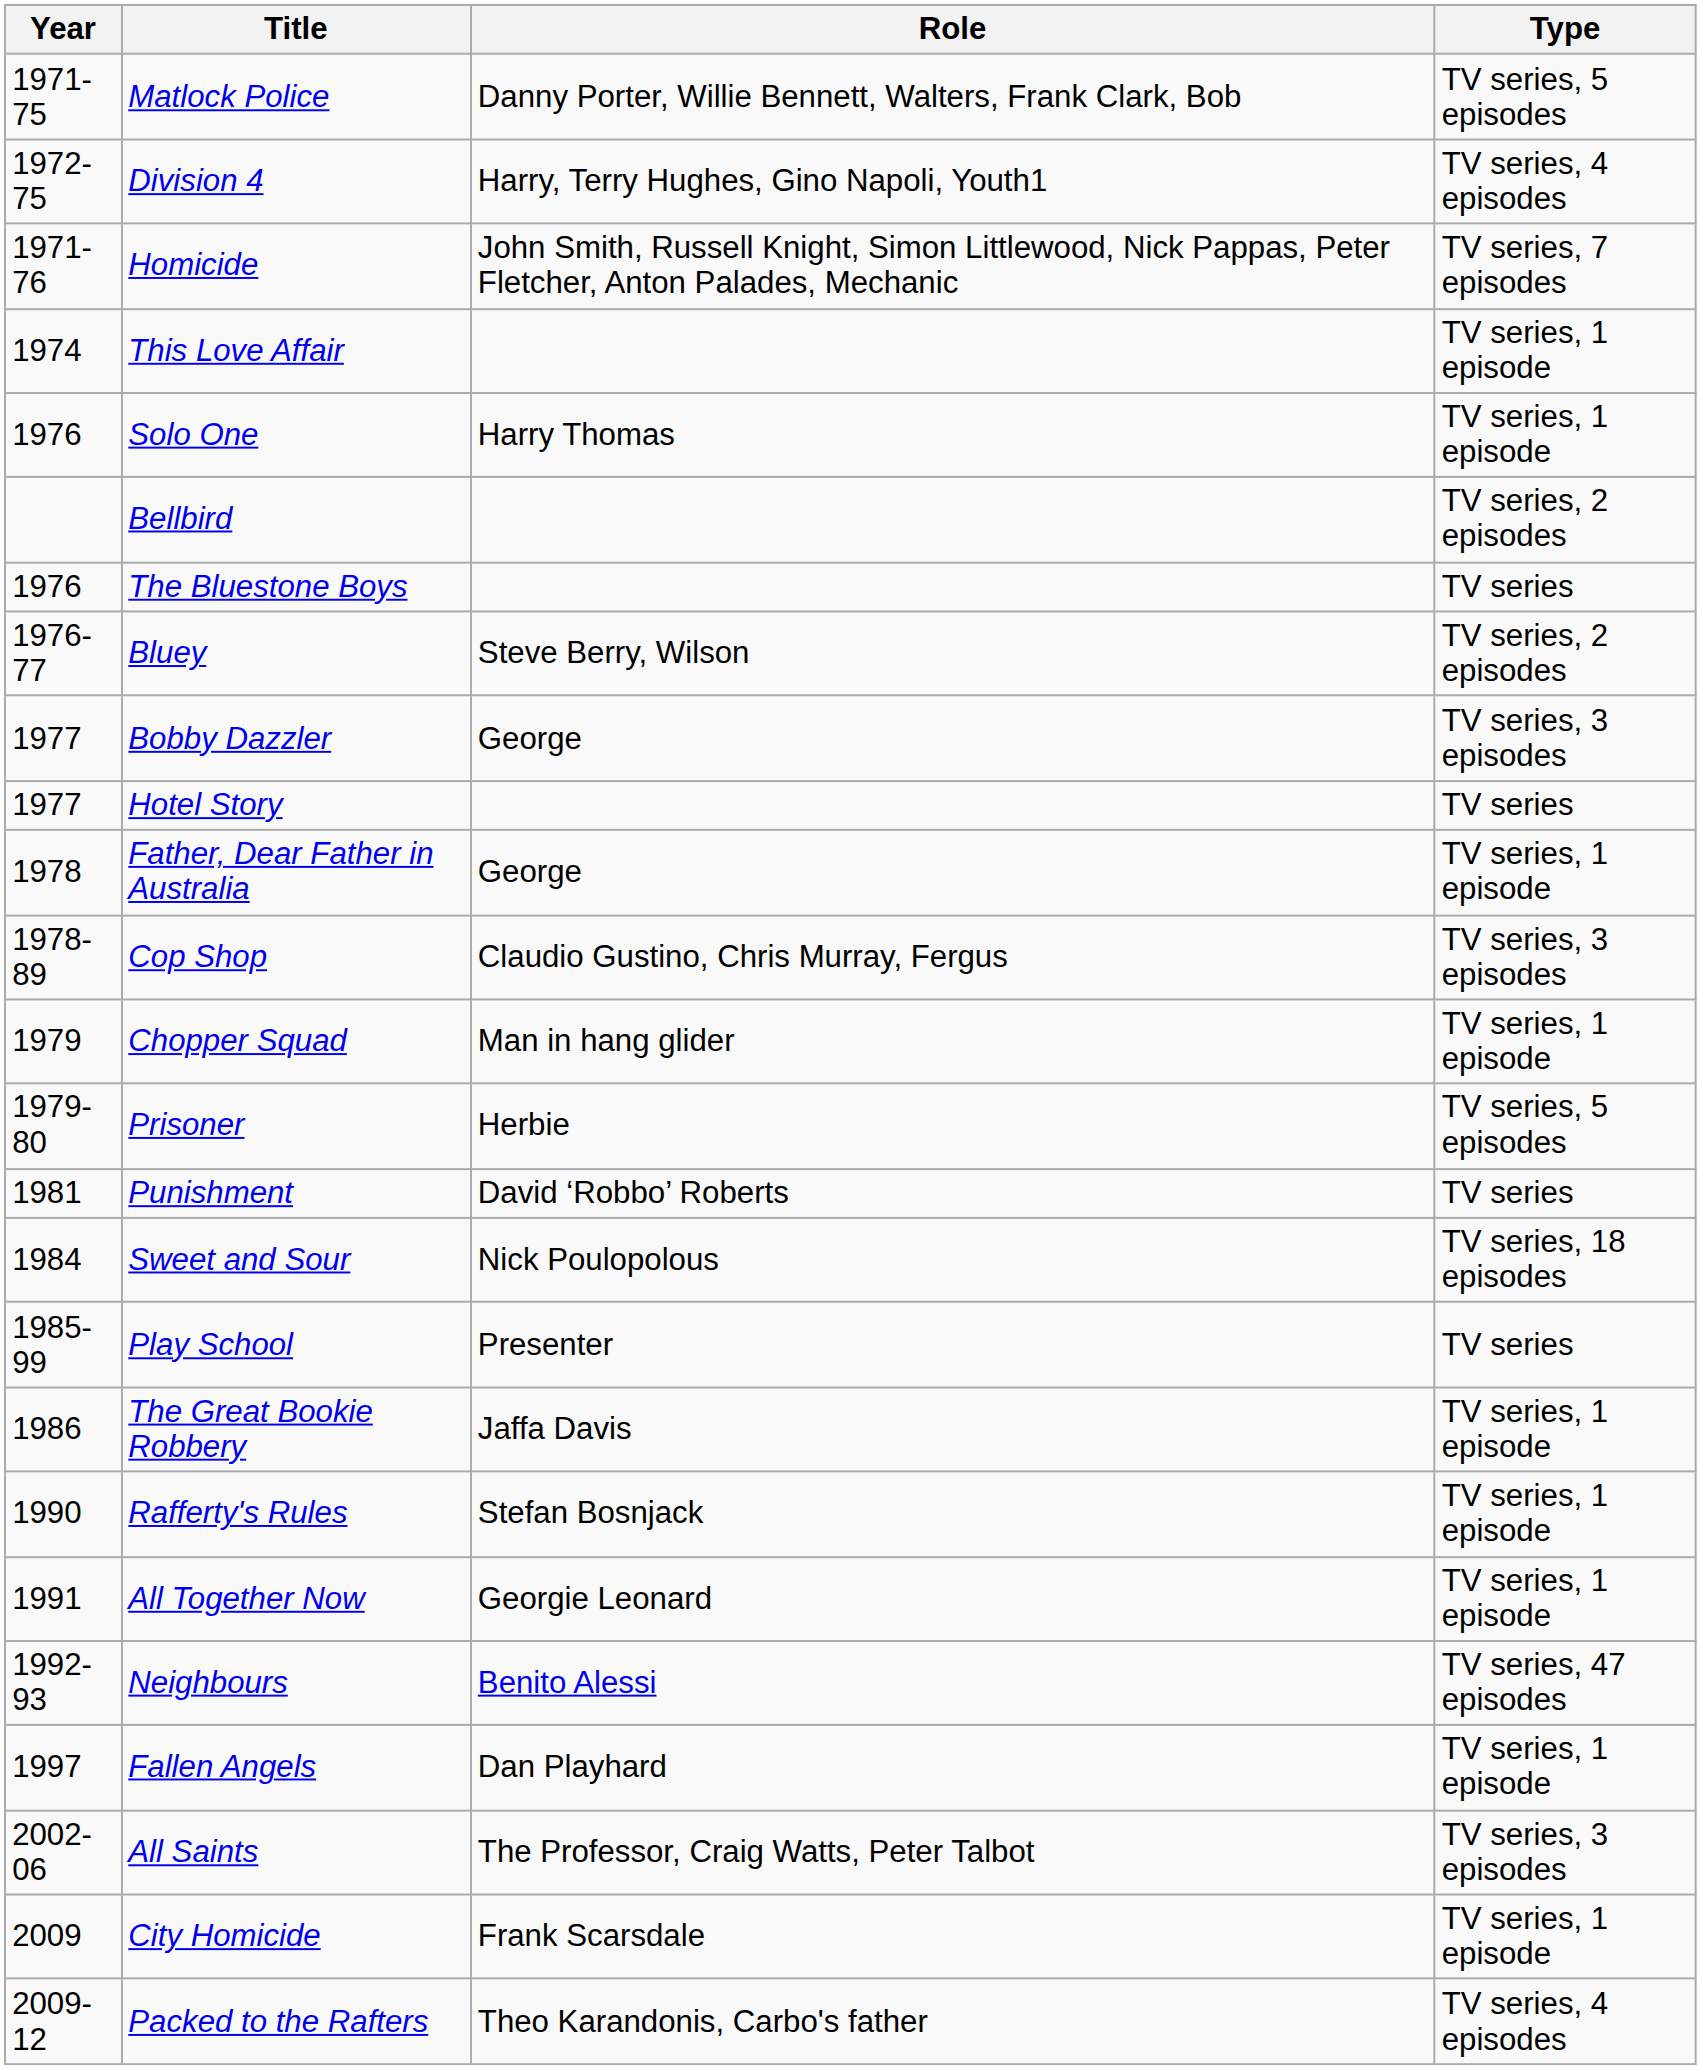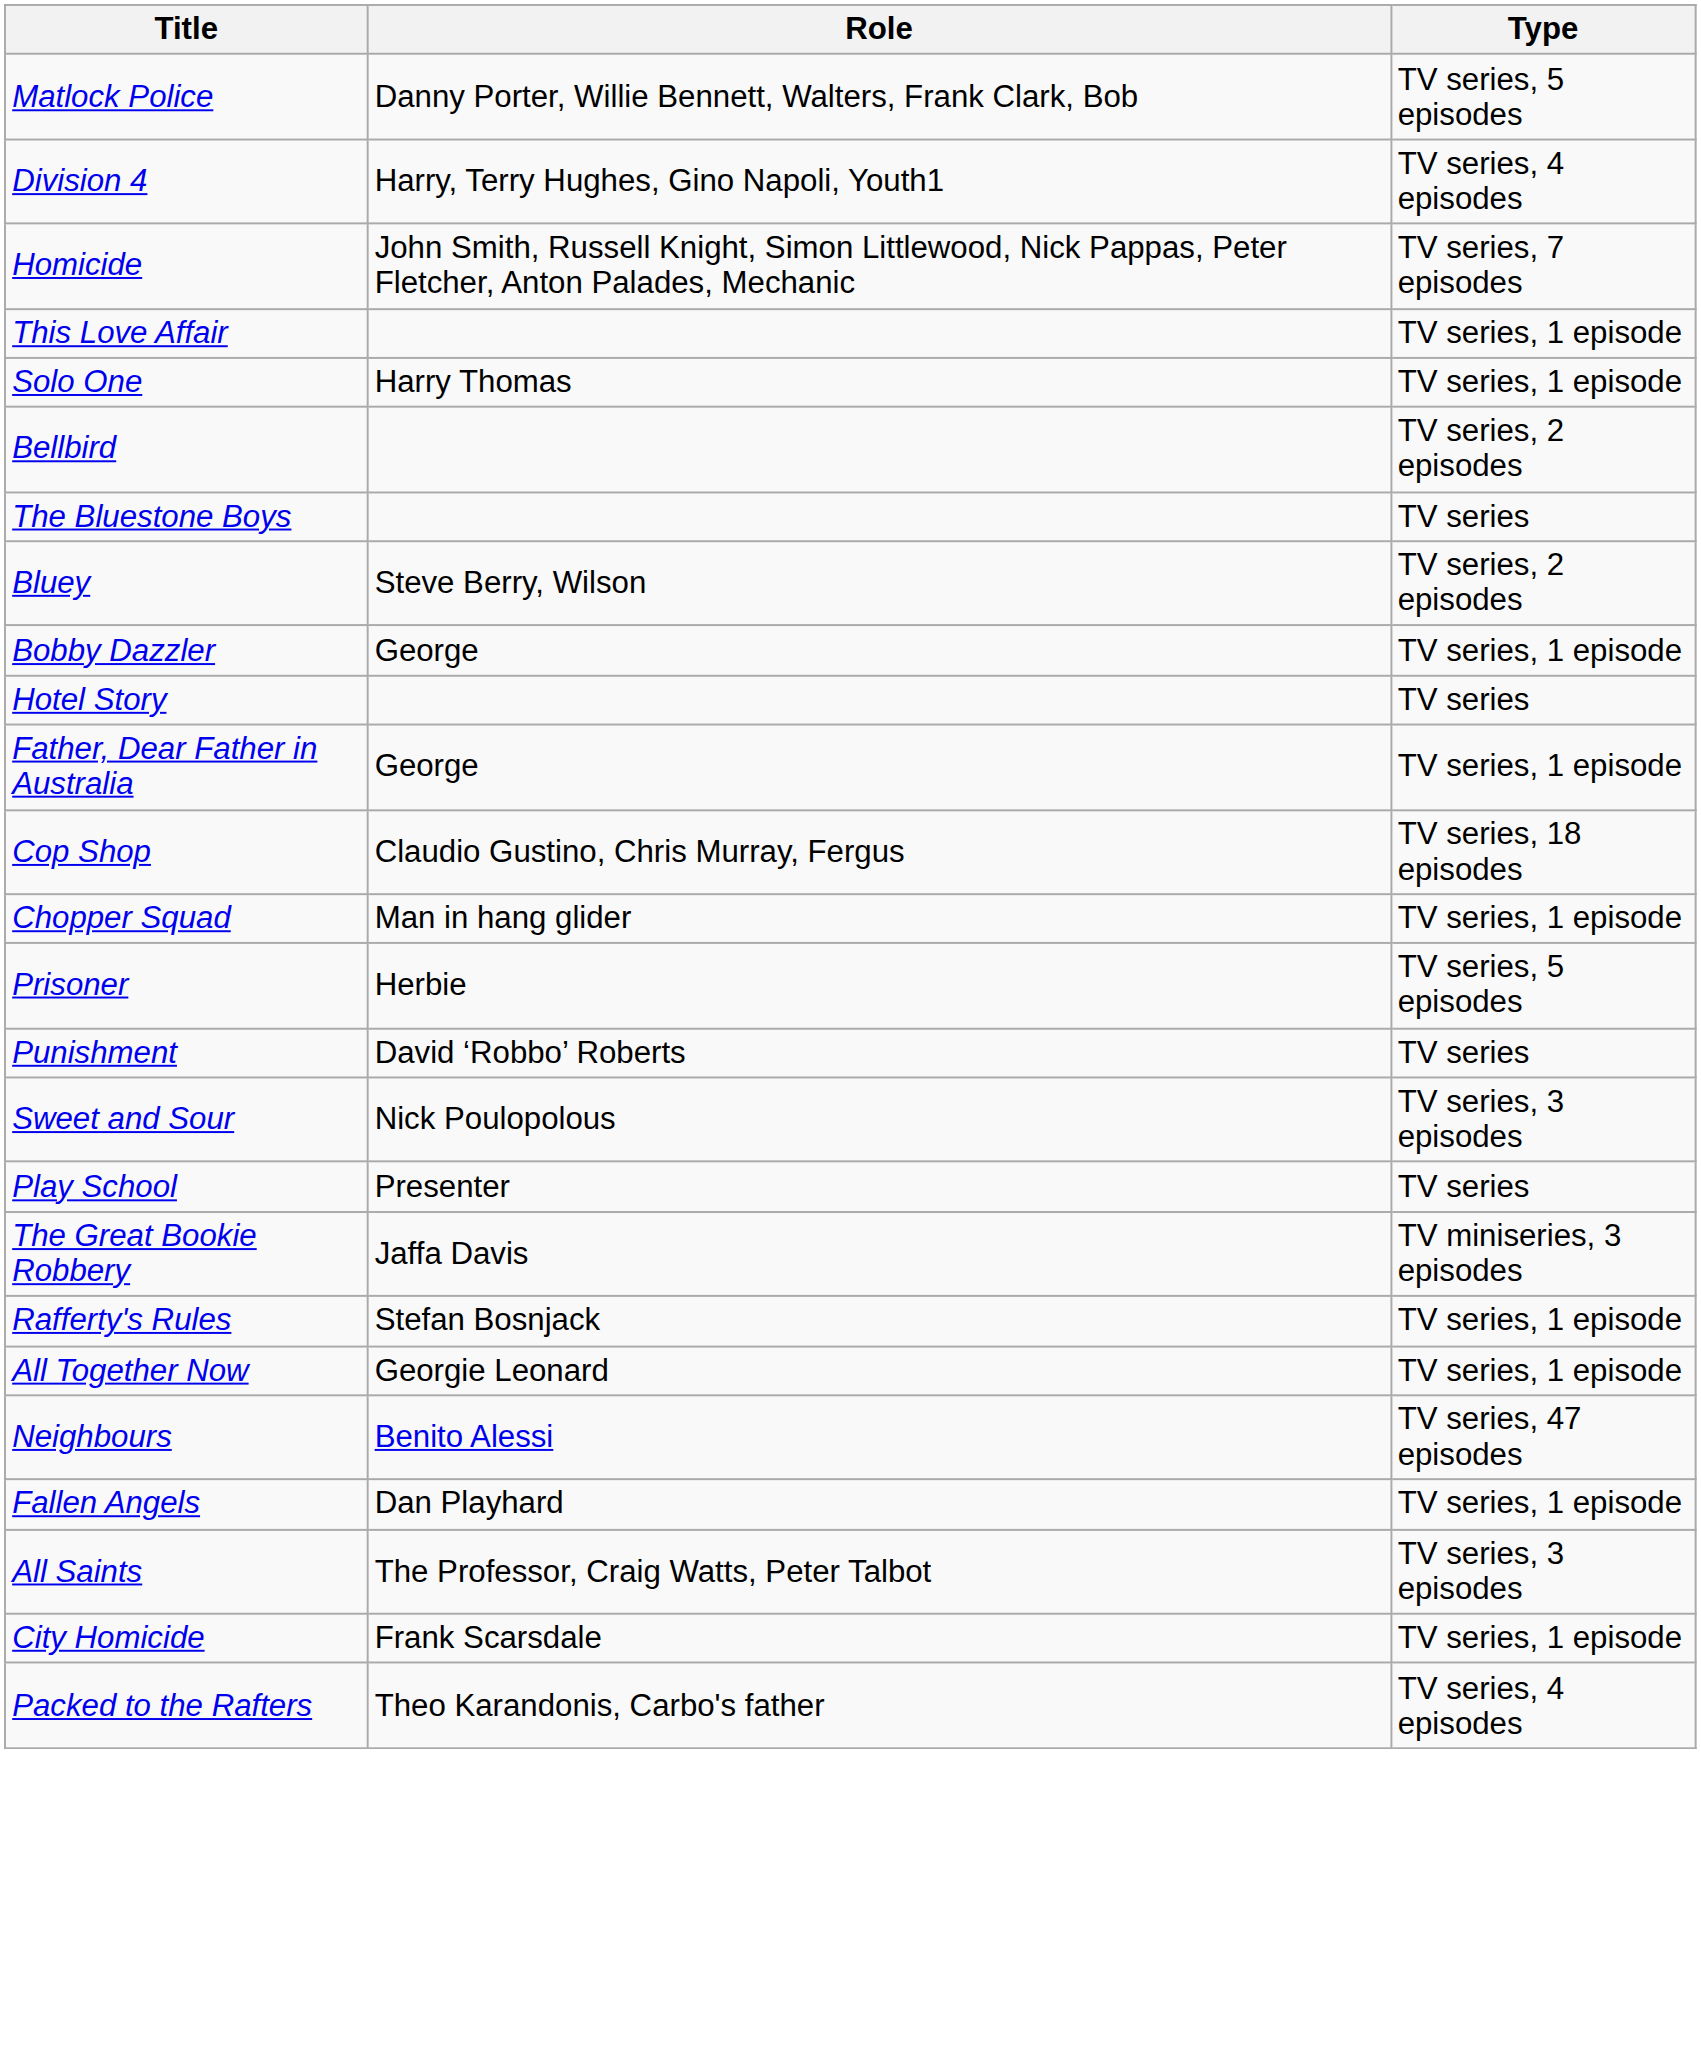- column: (63, 29)
(1525, 737) TV series, 3 episodes -> (1540, 650) TV series, 1 episode
(1525, 956) TV series, 3 episodes -> (1490, 851) TV series, 18 episodes
(1534, 1259) TV series, 18 episodes -> (1481, 1119) TV series, 3 episodes
(1525, 1428) TV series, 1 episode -> (1509, 1253) TV miniseries, 3 episodes
